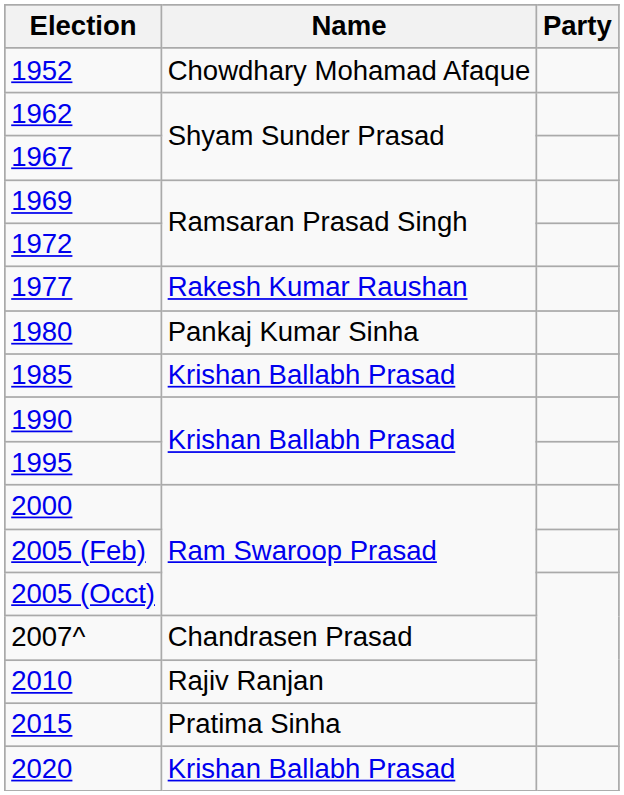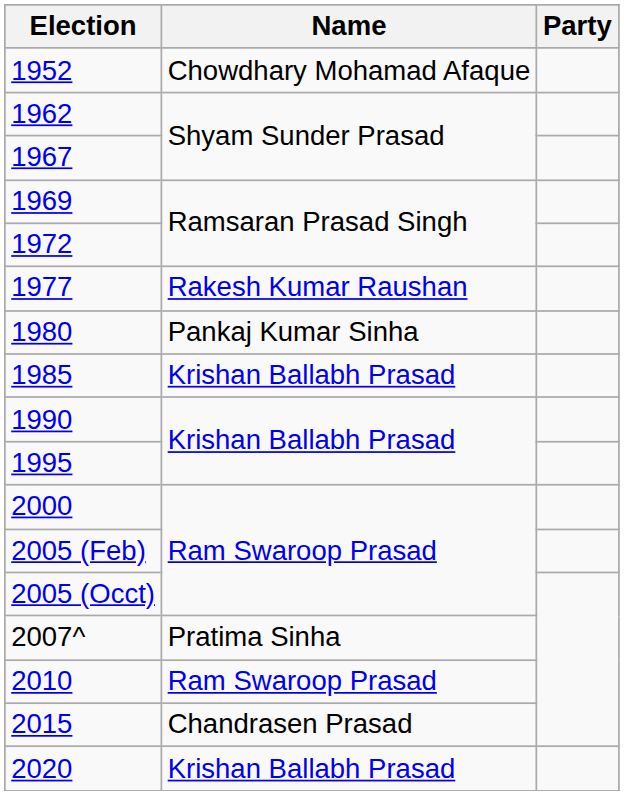(290, 637) Chandrasen Prasad -> (254, 637) Pratima Sinha
(246, 680) Rajiv Ranjan -> (302, 680) Ram Swaroop Prasad
(254, 724) Pratima Sinha -> (290, 724) Chandrasen Prasad
